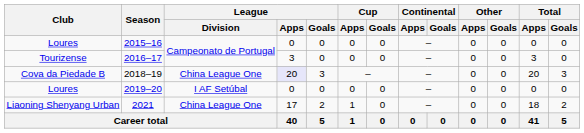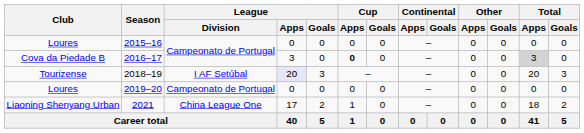(63, 58) Tourizense -> (63, 58) Cova da Piedade B
(352, 58) normal -> (352, 58) bold
(534, 58) no background -> (534, 58) lightgrey background
(63, 74) Cova da Piedade B -> (63, 74) Tourizense
(221, 74) China League One -> (221, 74) I AF Setúbal
(221, 89) I AF Setúbal -> (221, 89) Campeonato de Portugal
